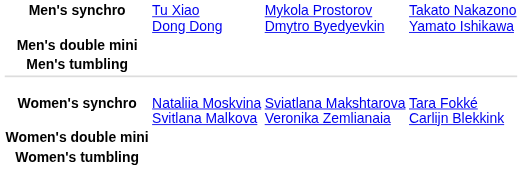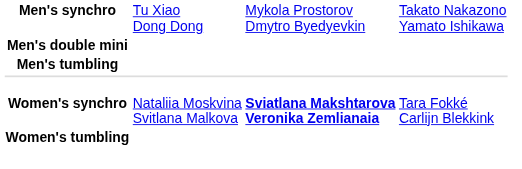(335, 111) normal -> (320, 111) bold
- row: (77, 138)
